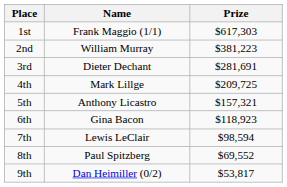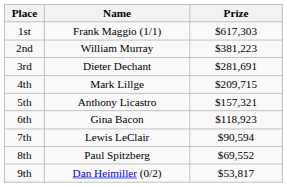(236, 84) $209,725 -> (236, 84) $209,715
(236, 137) $98,594 -> (236, 137) $90,594
